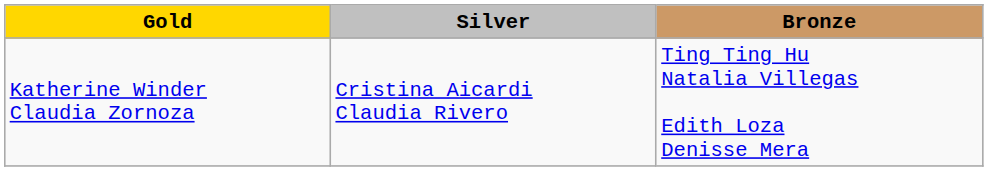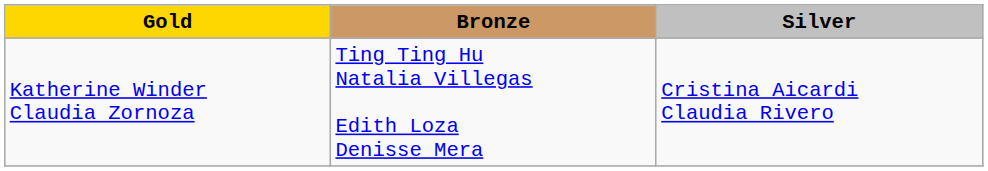columns swapped: (493, 22) <-> (819, 22)
